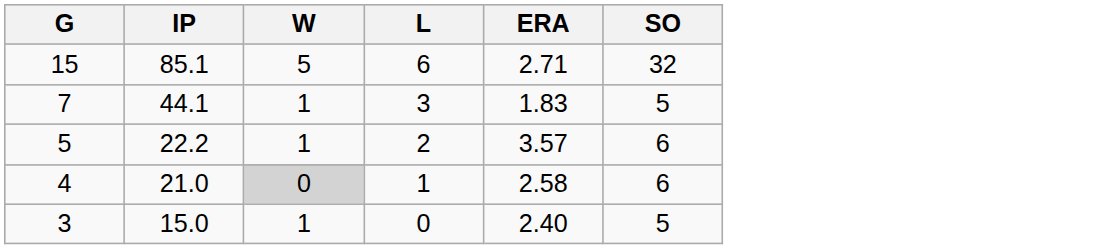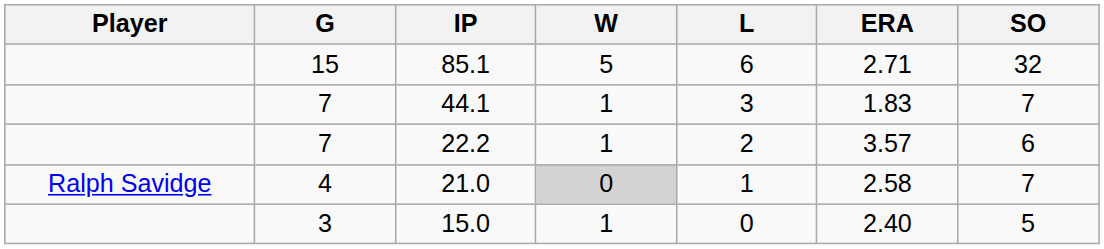+ column: (130, 24)
(663, 104) 5 -> (1028, 104) 7
(65, 143) 5 -> (325, 143) 7
(663, 183) 6 -> (1028, 183) 7
